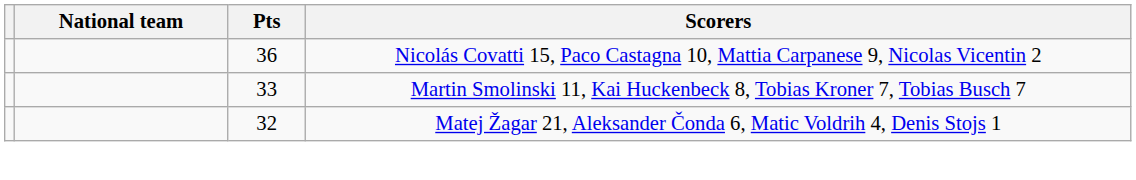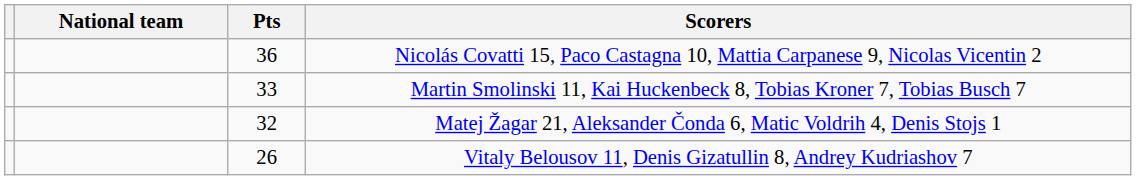+ row: (718, 158)
